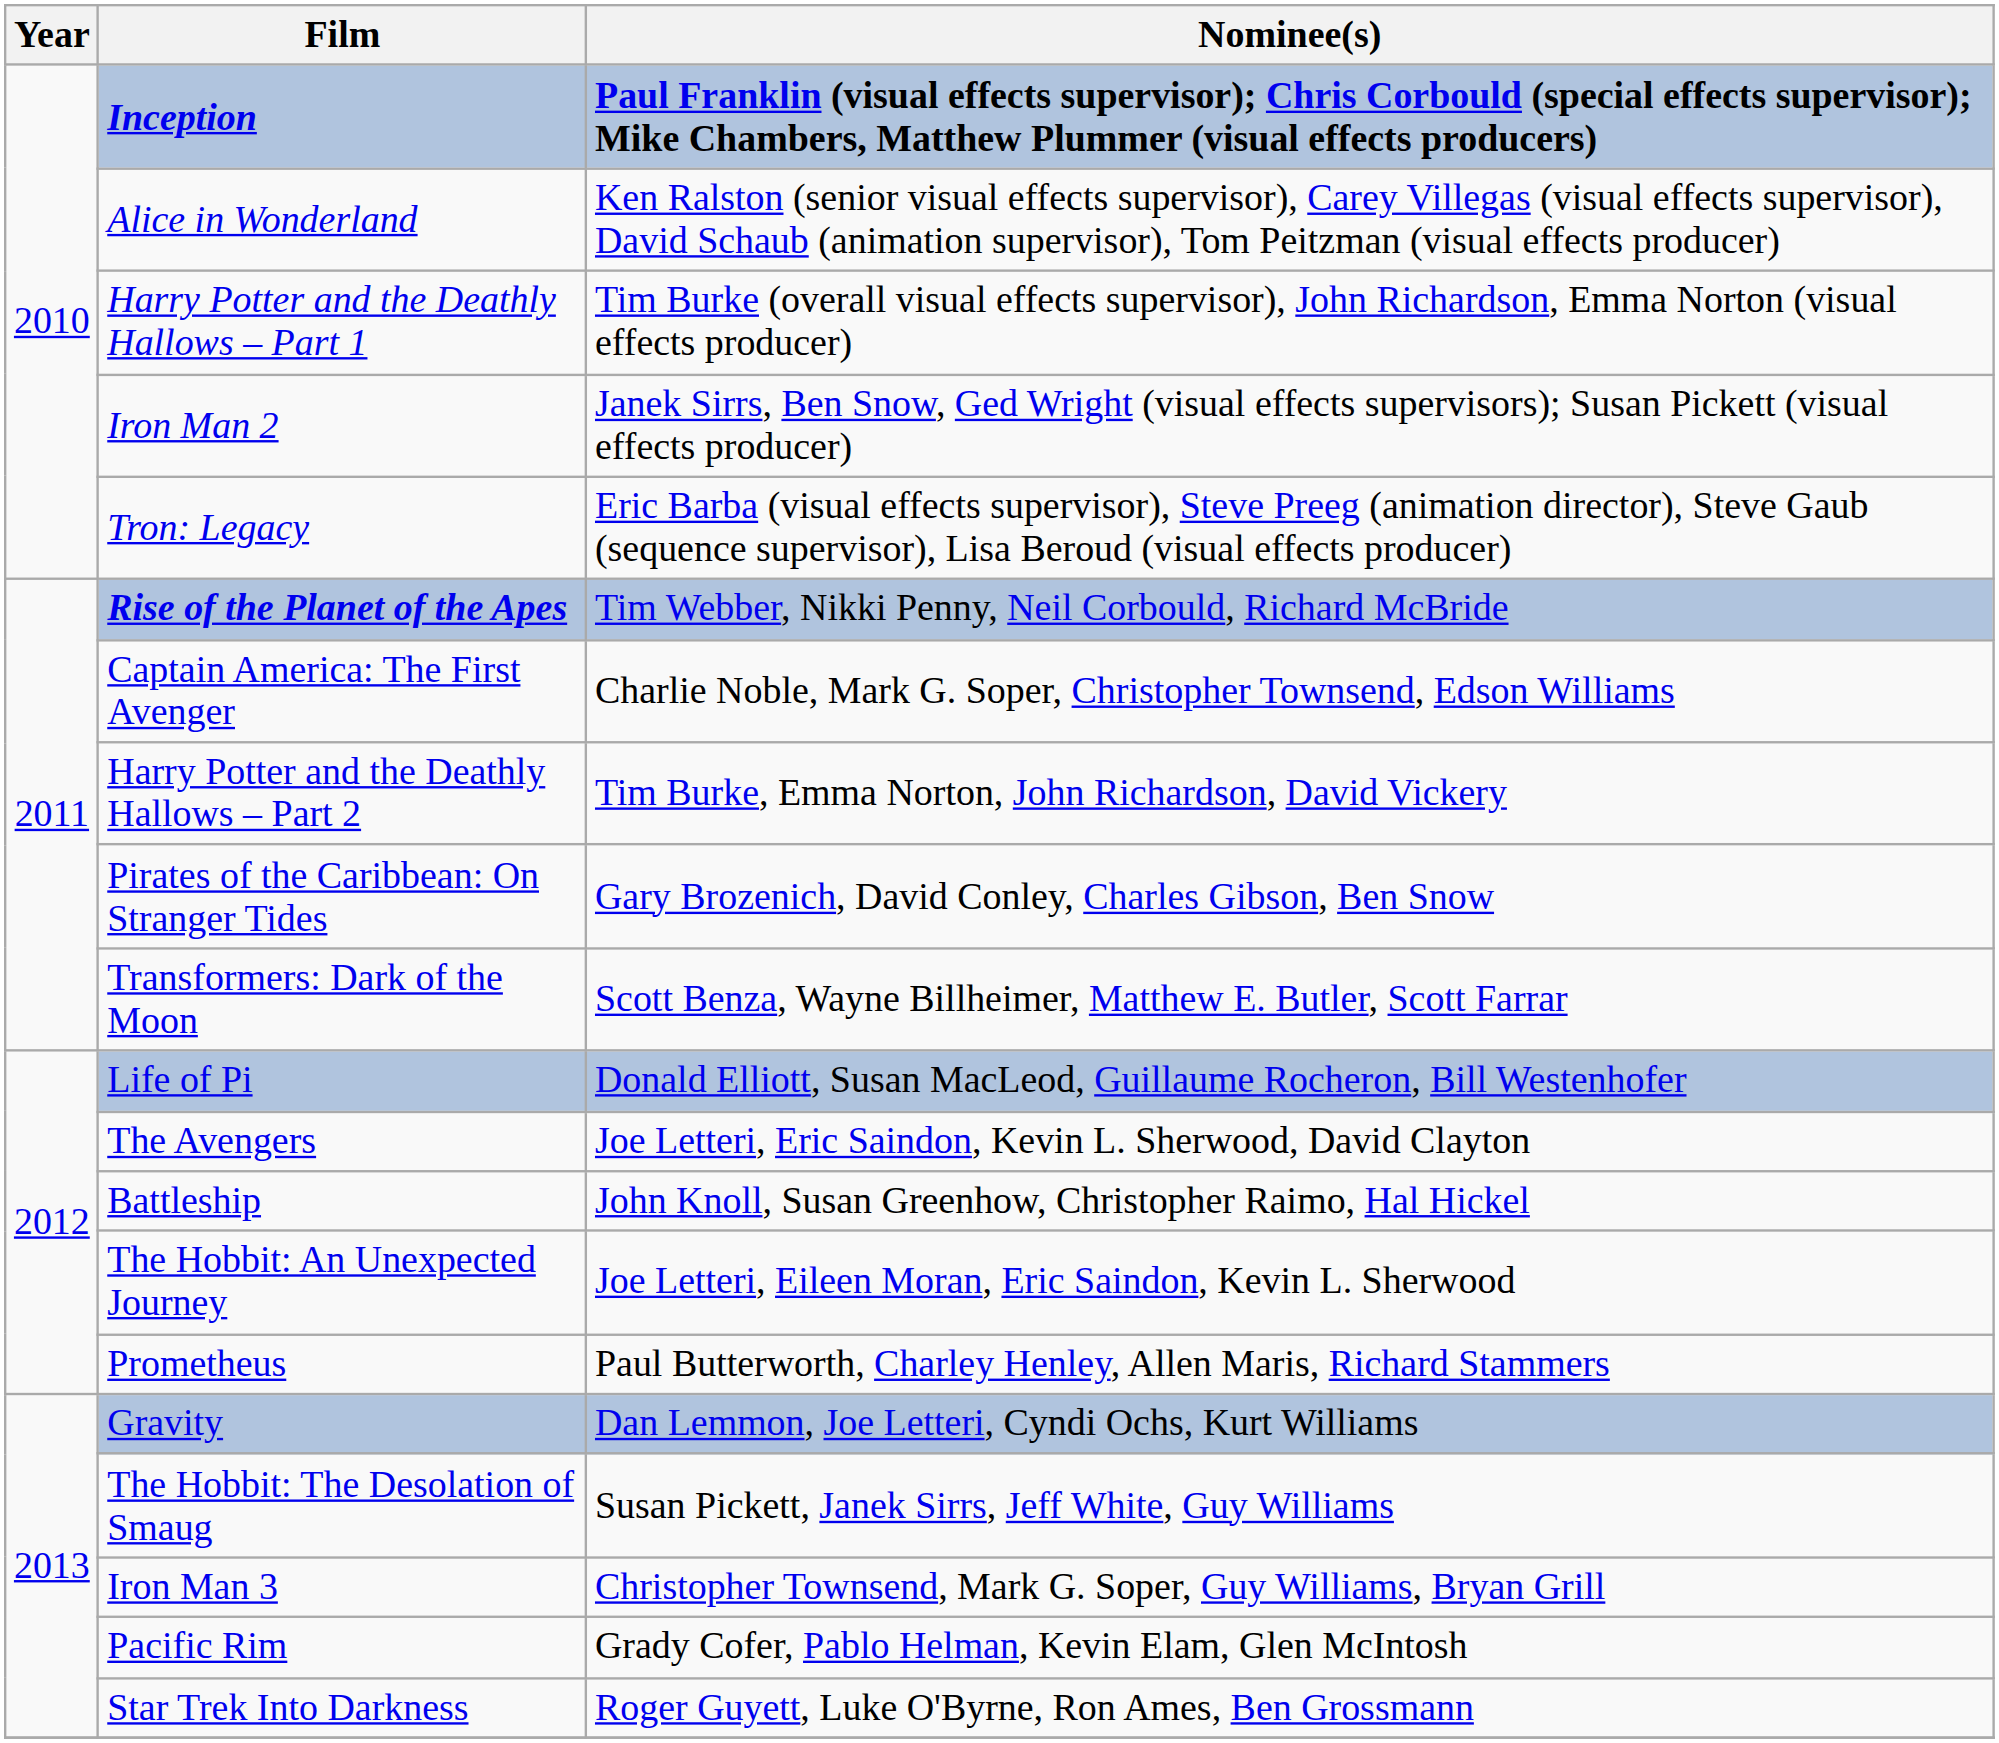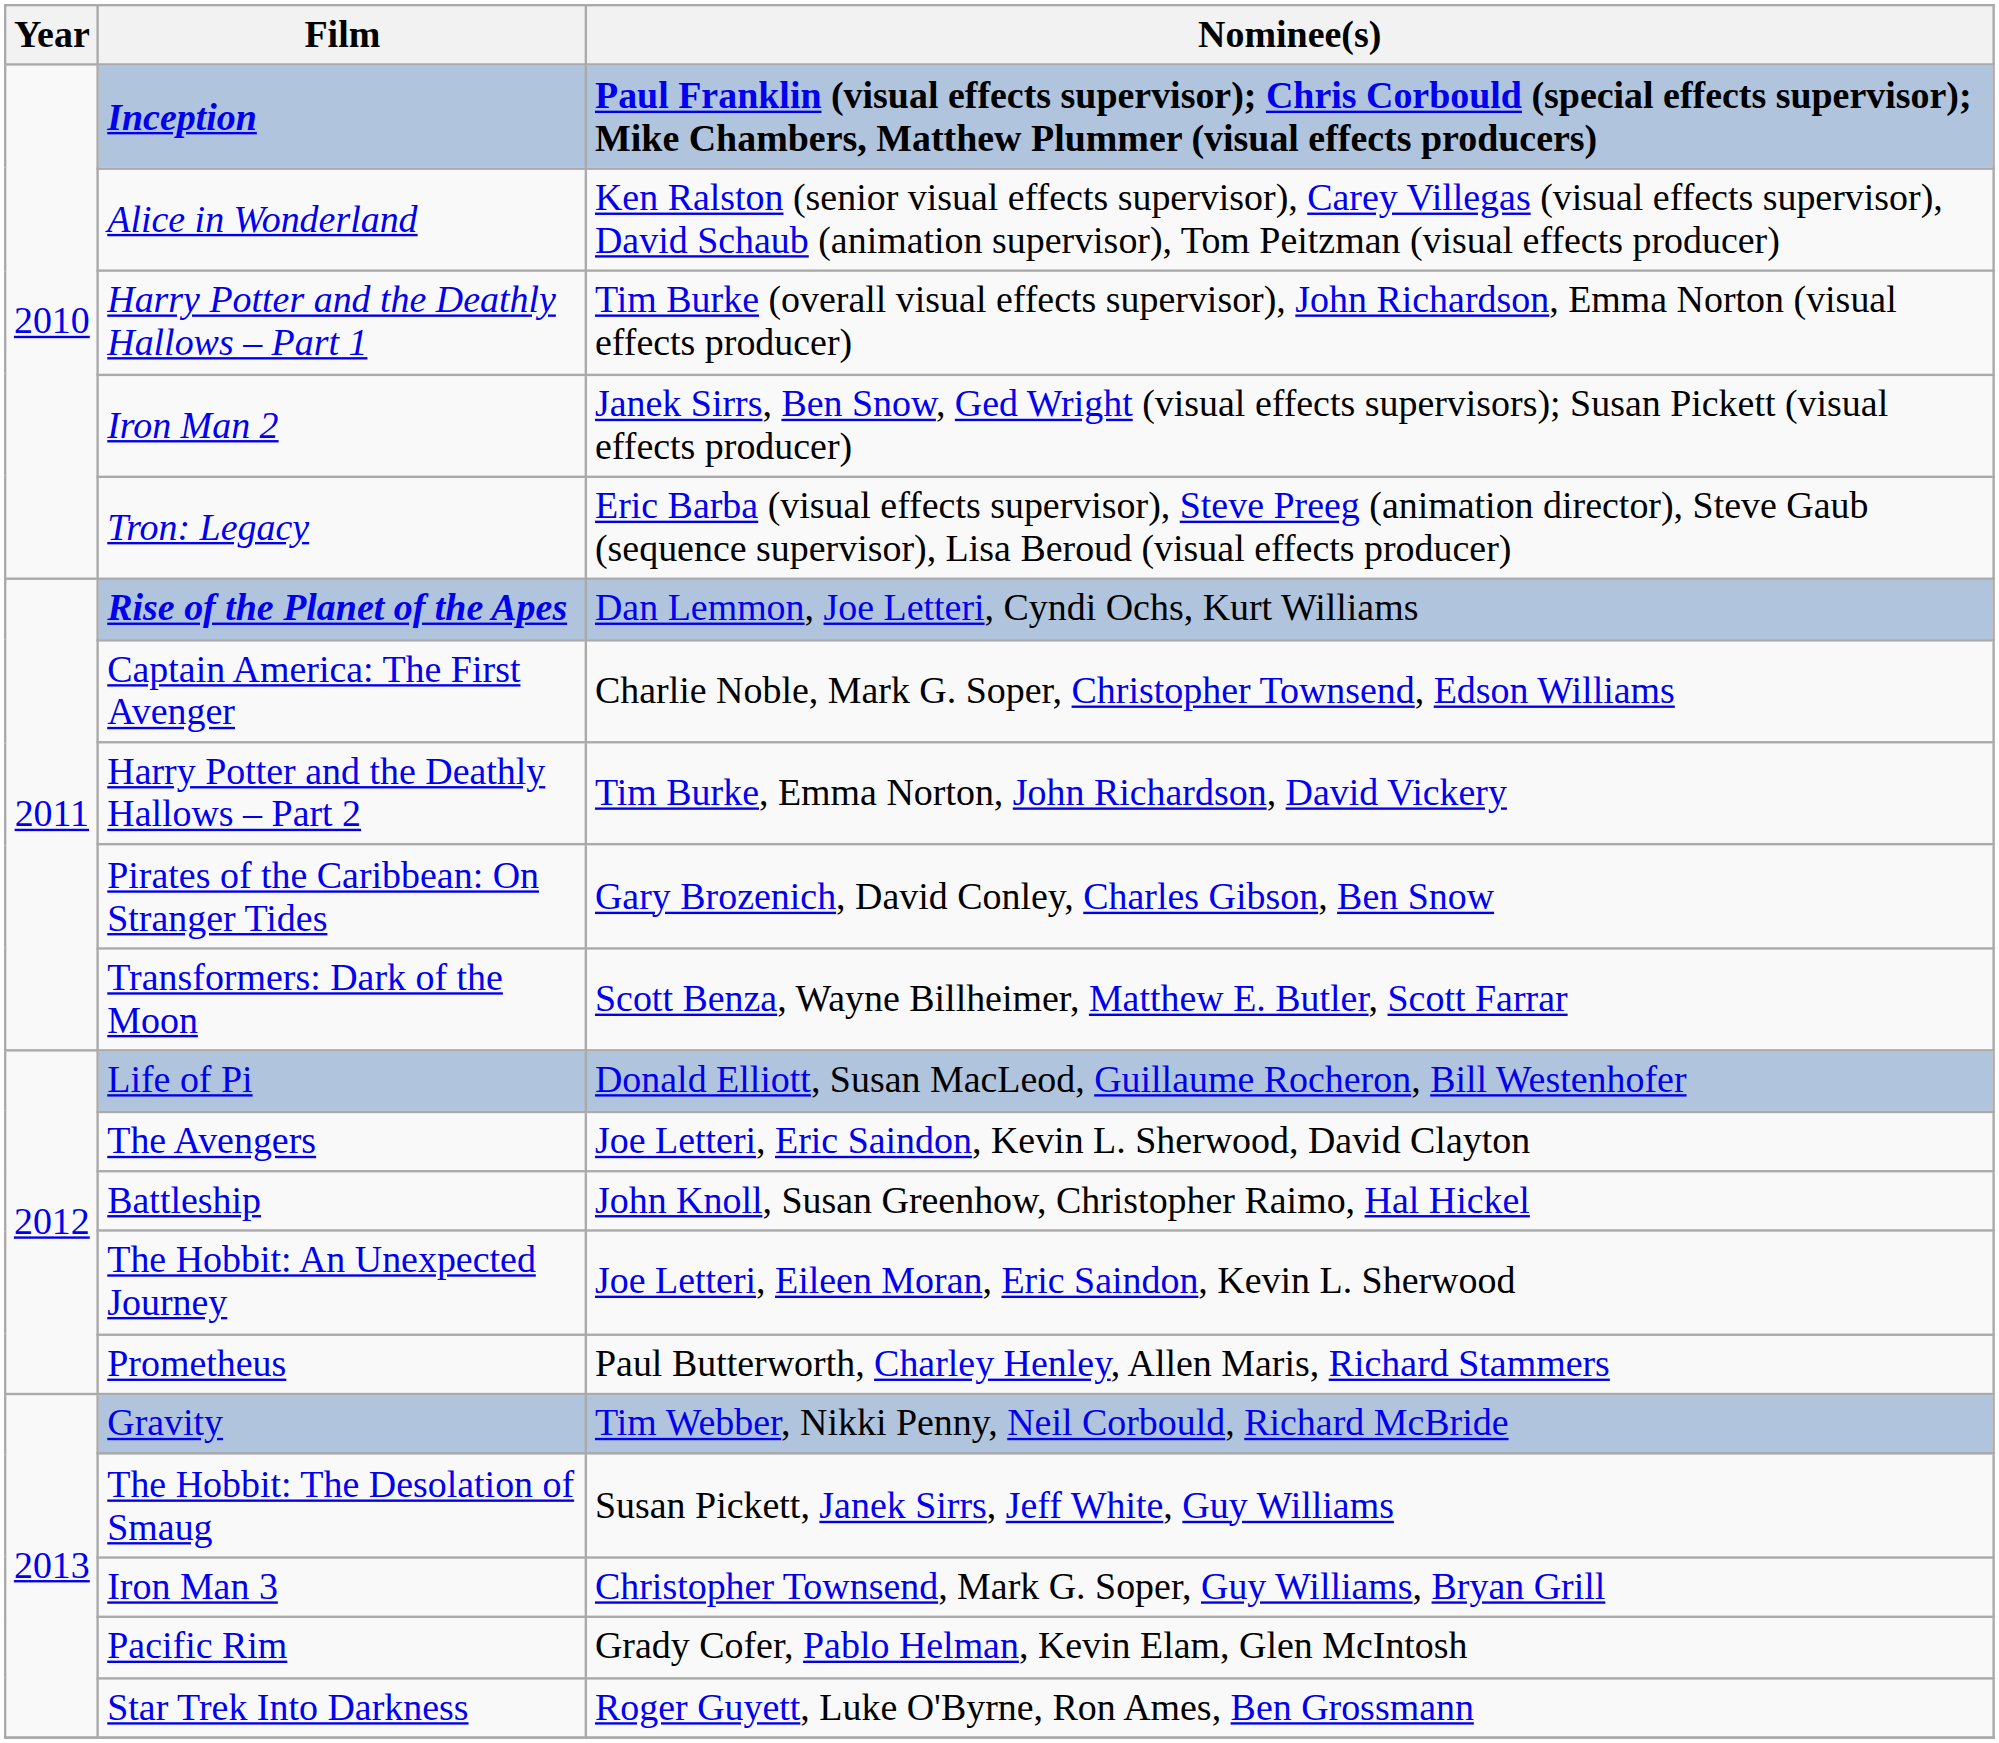(1052, 608) Tim Webber, Nikki Penny, Neil Corbould, Richard McBride -> (1007, 608) Dan Lemmon, Joe Letteri, Cyndi Ochs, Kurt Williams
(1007, 1423) Dan Lemmon, Joe Letteri, Cyndi Ochs, Kurt Williams -> (1052, 1423) Tim Webber, Nikki Penny, Neil Corbould, Richard McBride
